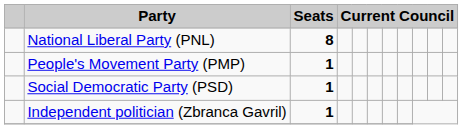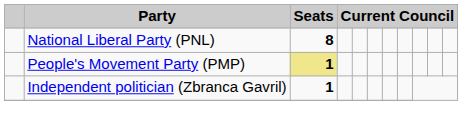(329, 64) no background -> (329, 64) khaki background
- row: (130, 87)
